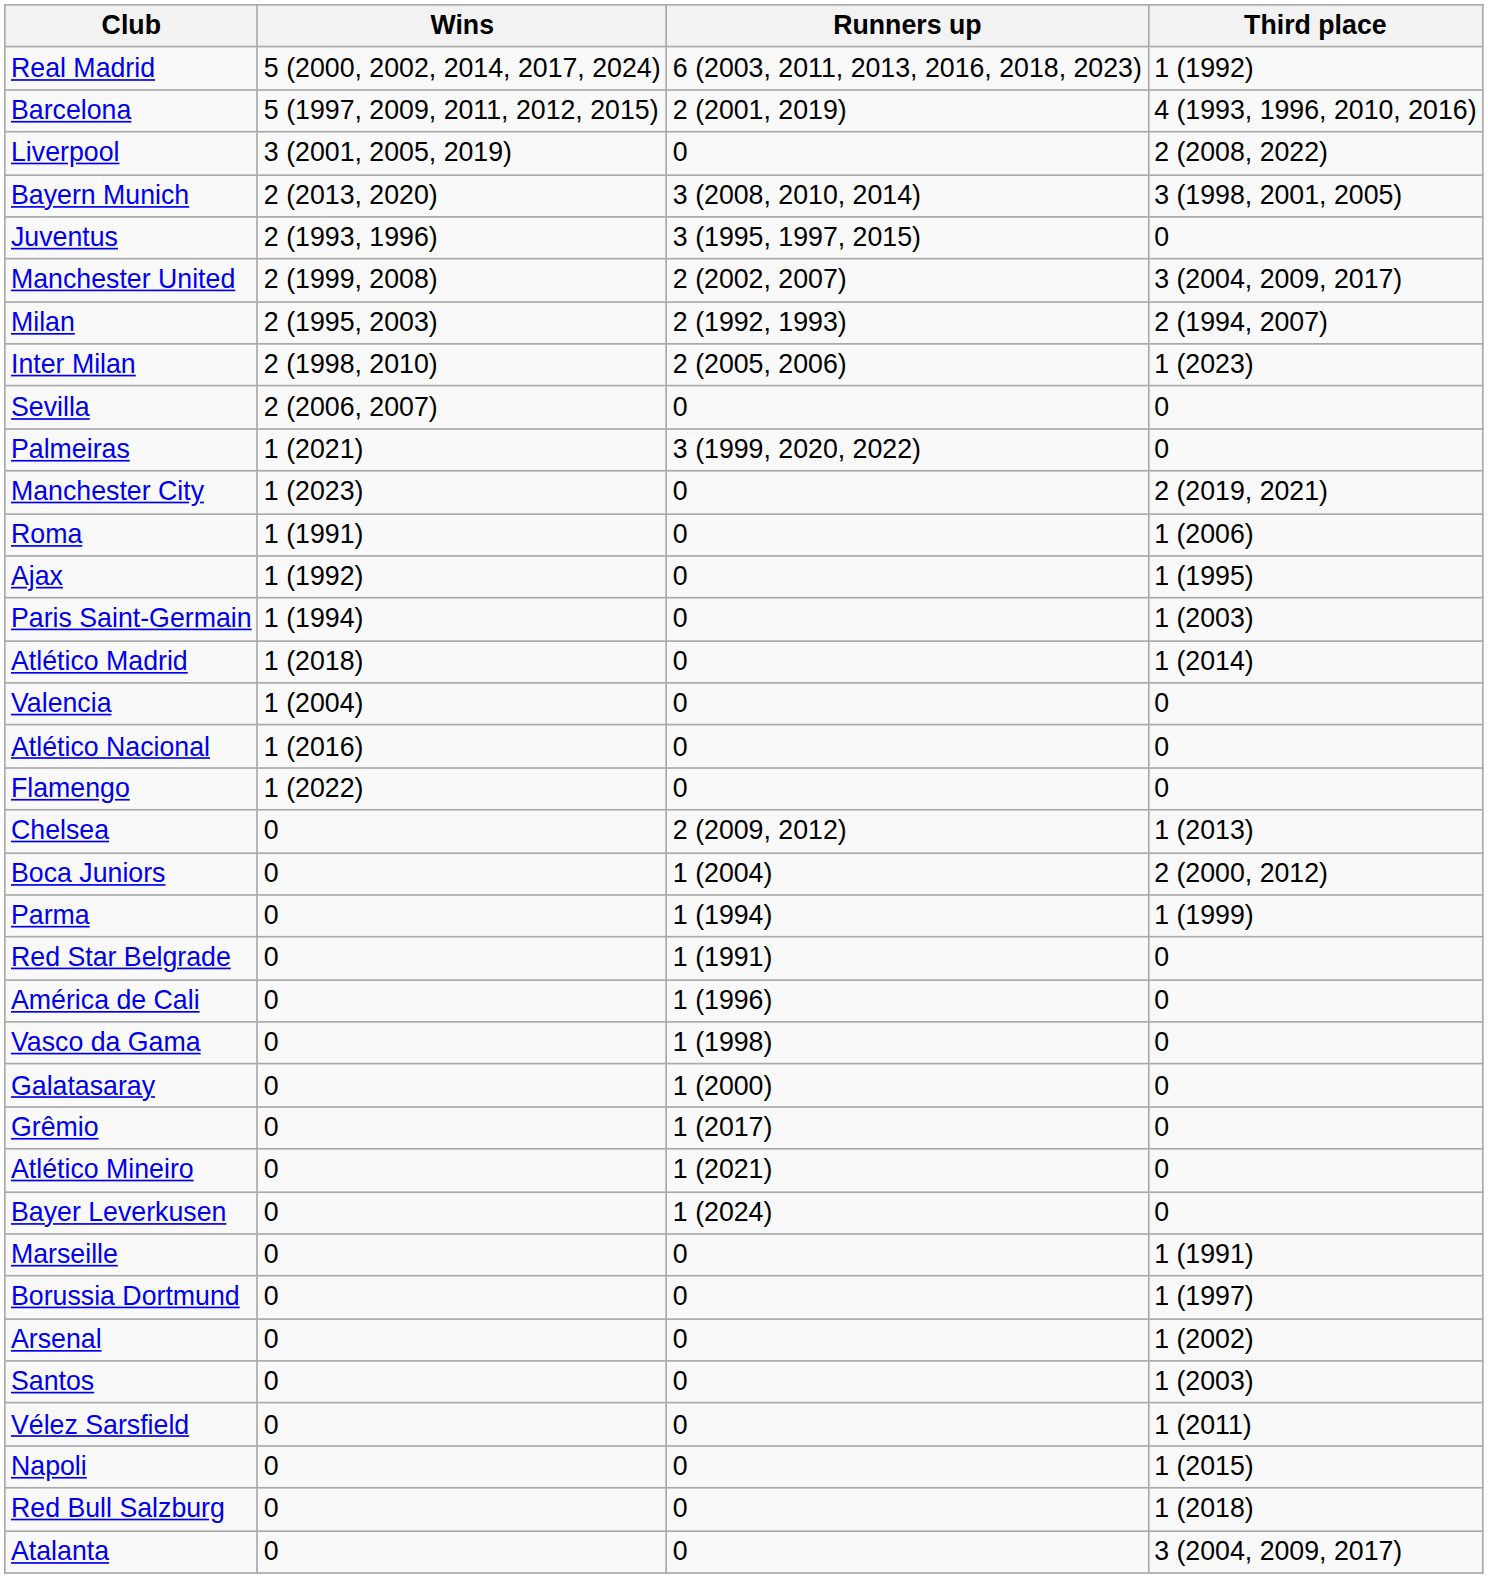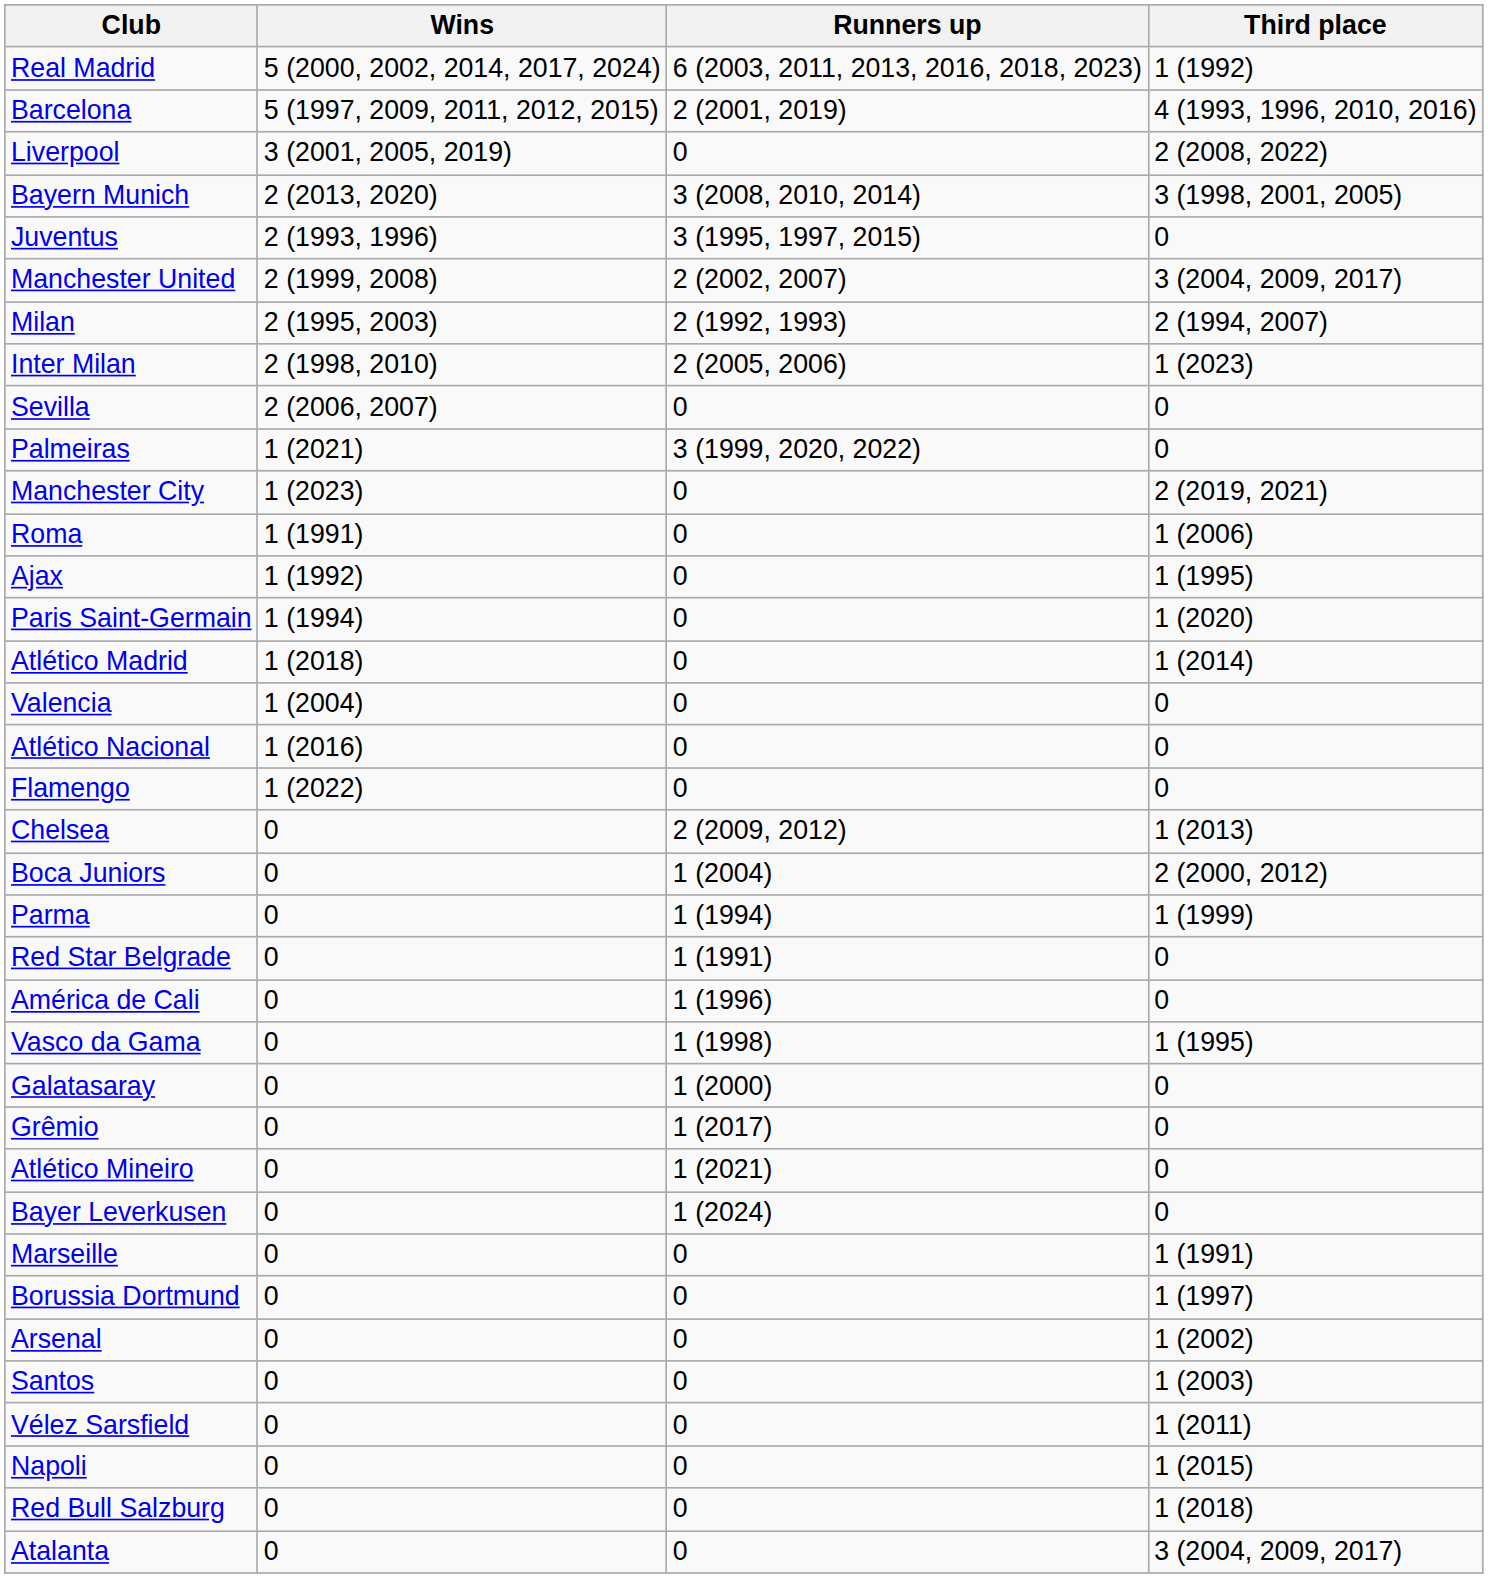(1204, 618) 1 (2003) -> (1204, 618) 1 (2020)
(1162, 1042) 0 -> (1204, 1042) 1 (1995)
